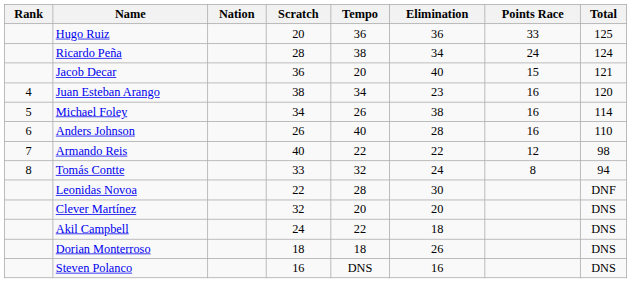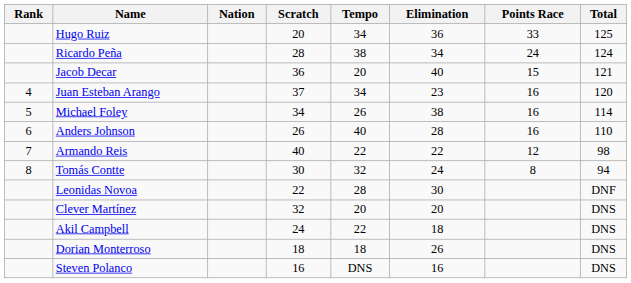(360, 33) 36 -> (360, 33) 34
(298, 92) 38 -> (298, 92) 37
(298, 170) 33 -> (298, 170) 30
